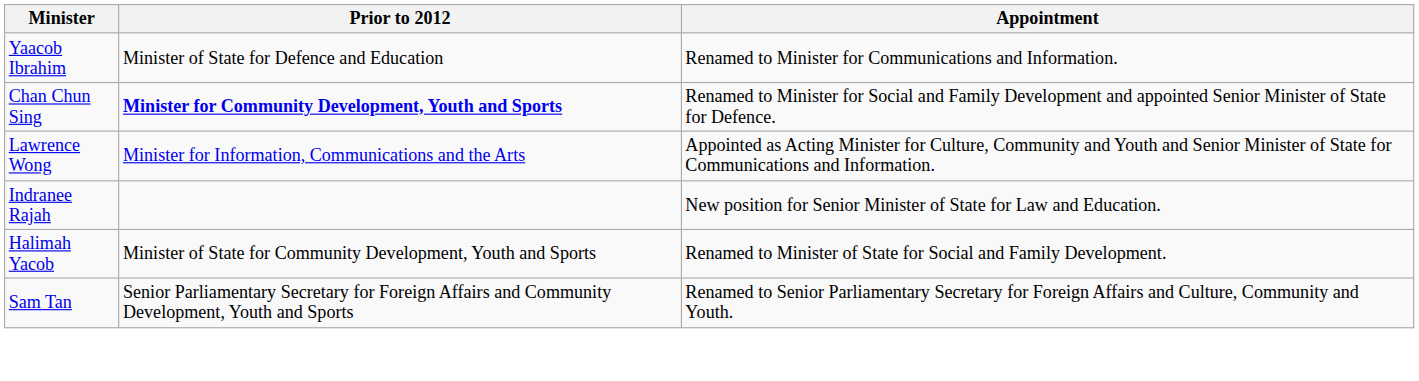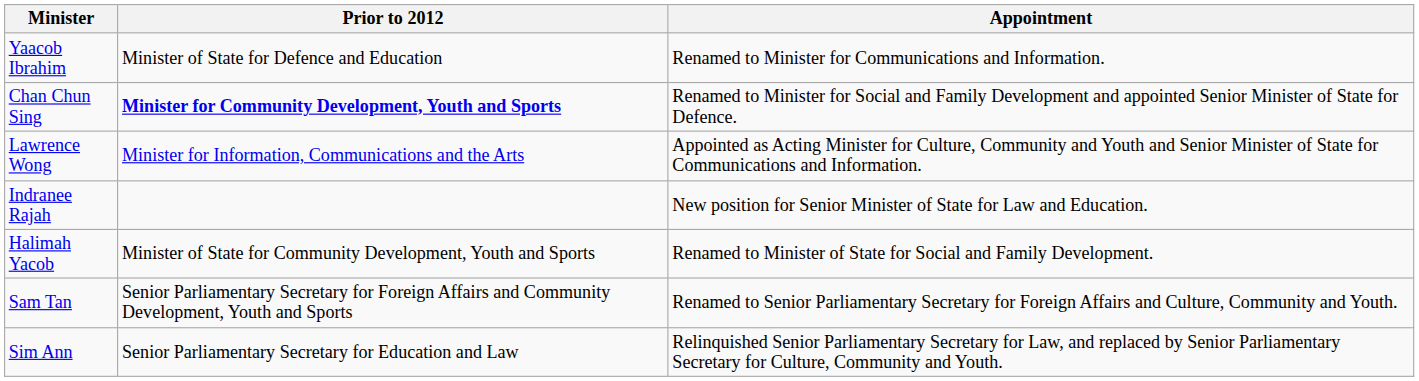+ row: (41, 351)
